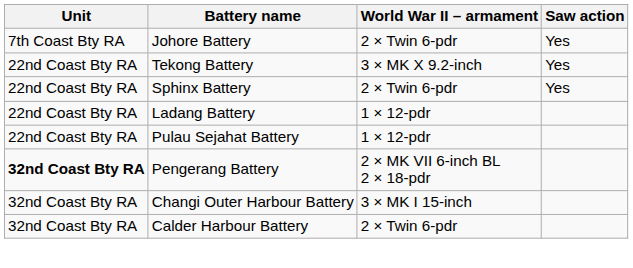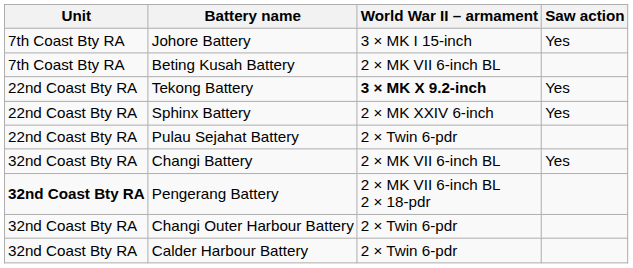(409, 40) 2 × Twin 6-pdr -> (416, 40) 3 × MK I 15-inch
+ row: (223, 64)
(421, 64) normal -> (423, 88) bold
(409, 88) 2 × Twin 6-pdr -> (427, 112) 2 × MK XXIV 6-inch
- row: (203, 112)
(396, 137) 1 × 12-pdr -> (409, 137) 2 × Twin 6-pdr
+ row: (202, 161)
(416, 202) 3 × MK I 15-inch -> (409, 226) 2 × Twin 6-pdr
